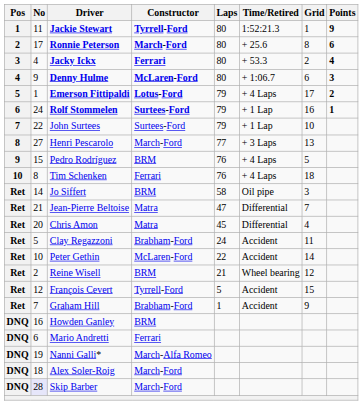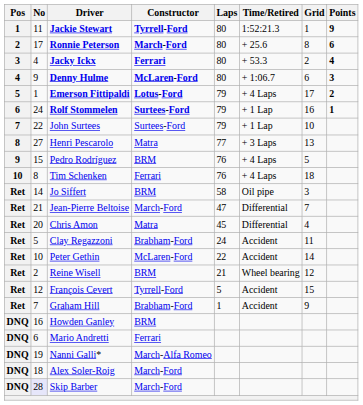(158, 143) March-Ford -> (146, 143) Matra
(146, 208) Matra -> (158, 208) March-Ford
